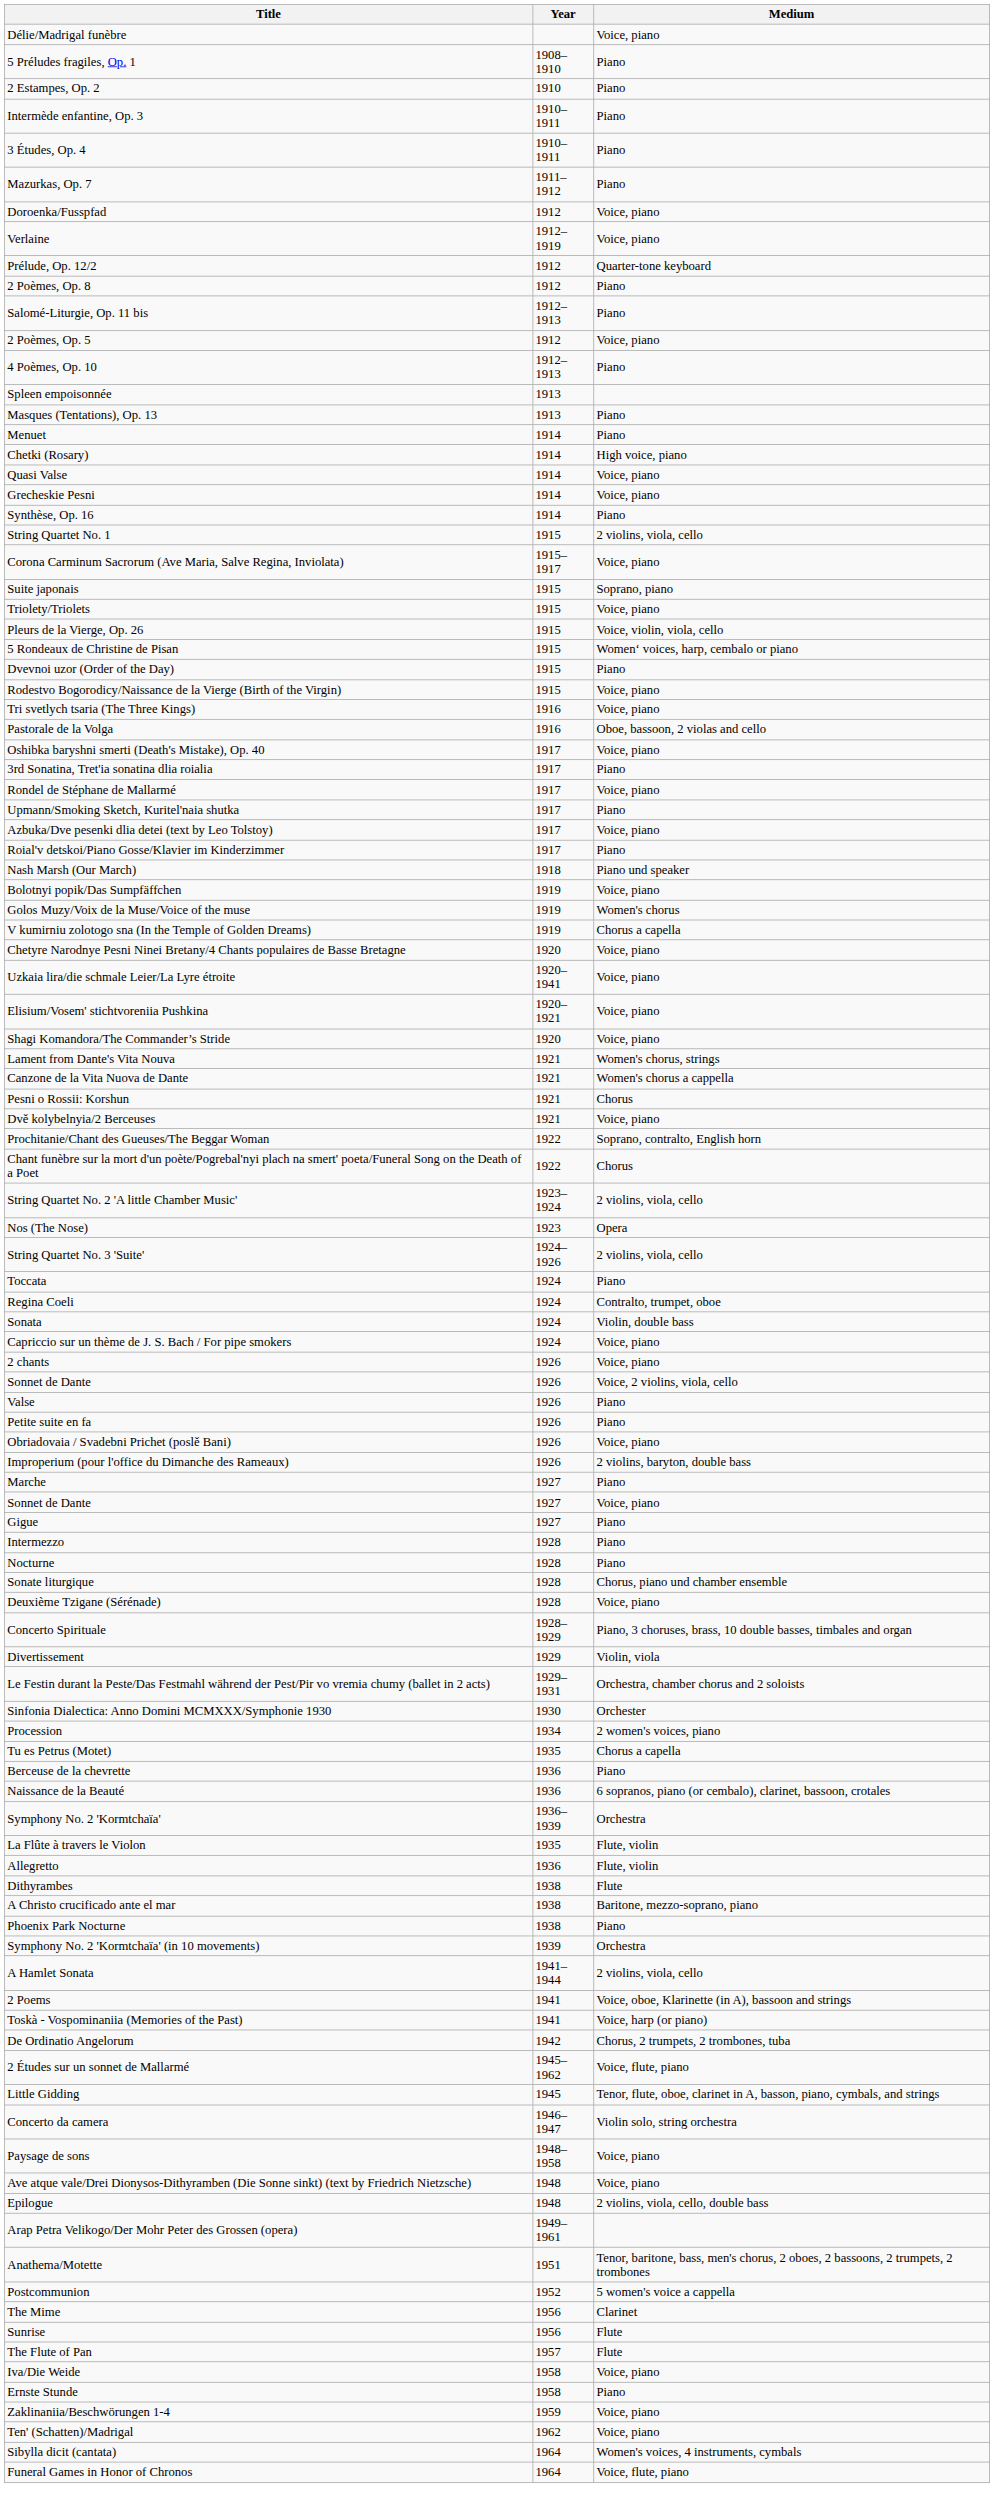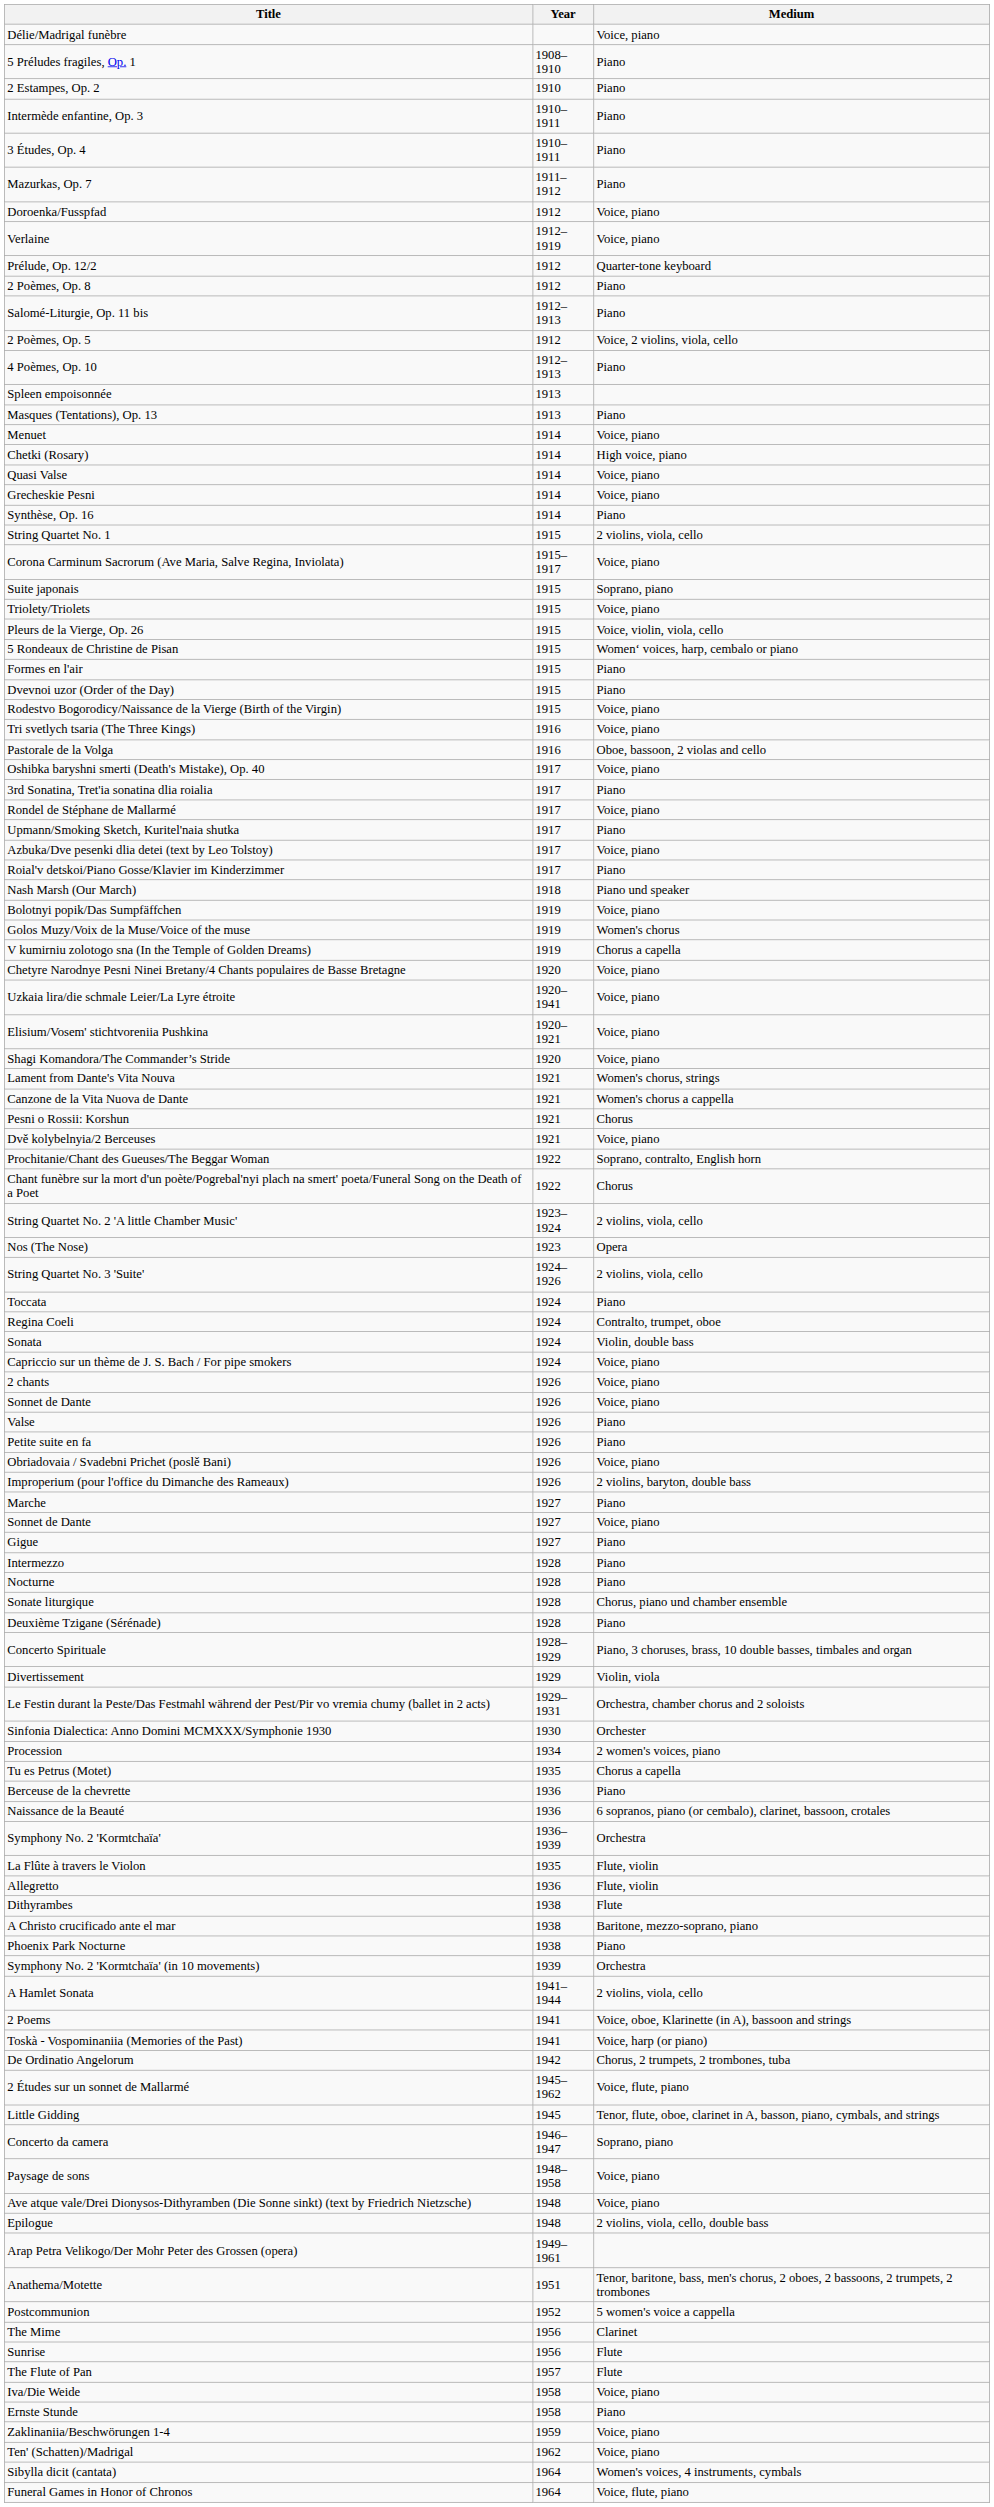(628, 340) Voice, piano -> (667, 340) Voice, 2 violins, viola, cello
(611, 434) Piano -> (628, 434) Voice, piano
+ row: (45, 669)
(667, 1382) Voice, 2 violins, viola, cello -> (628, 1402) Voice, piano
(628, 1602) Voice, piano -> (611, 1622) Piano
(667, 2121) Violin solo, string orchestra -> (635, 2141) Soprano, piano
